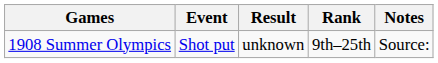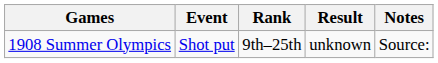columns swapped: (342, 17) <-> (273, 17)
